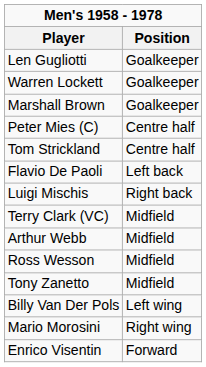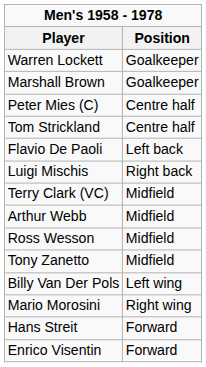- row: (47, 60)
+ row: (43, 328)
